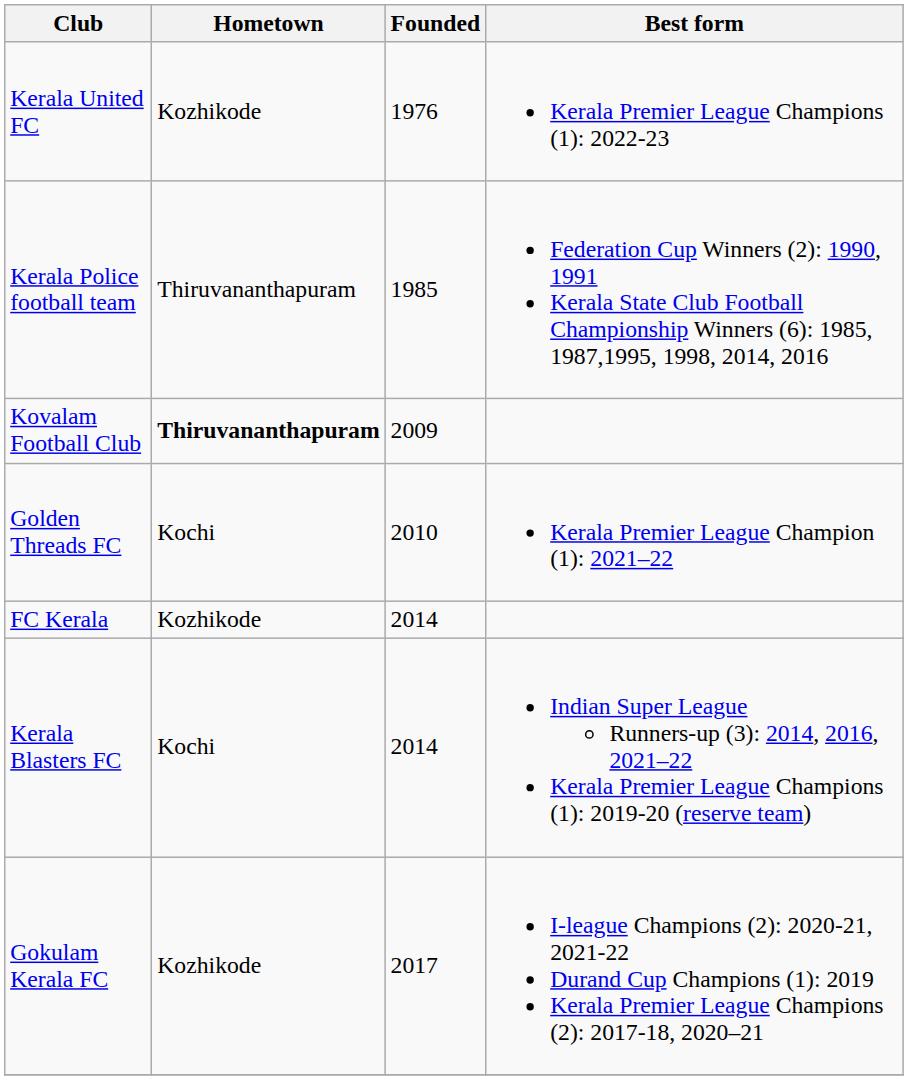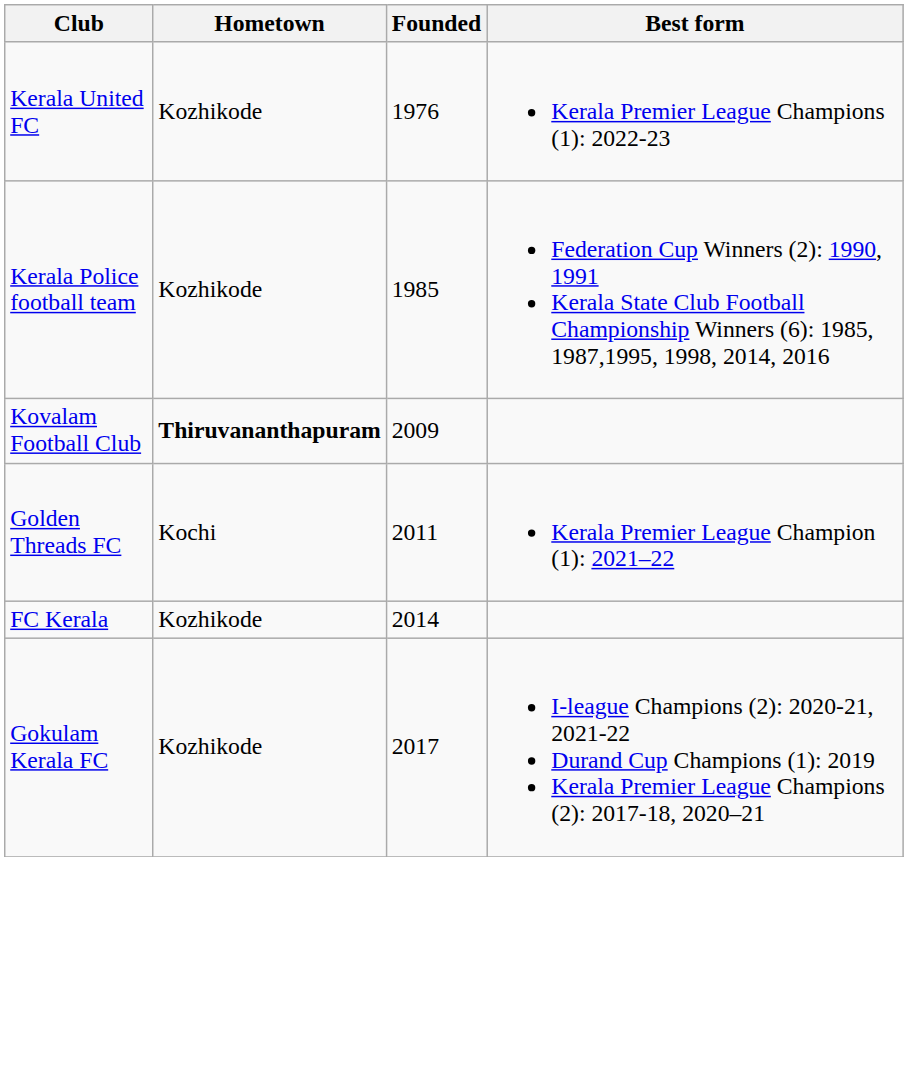(257, 289) Thiruvananthapuram -> (210, 289) Kozhikode
(414, 531) 2010 -> (415, 531) 2011
- row: (66, 747)
